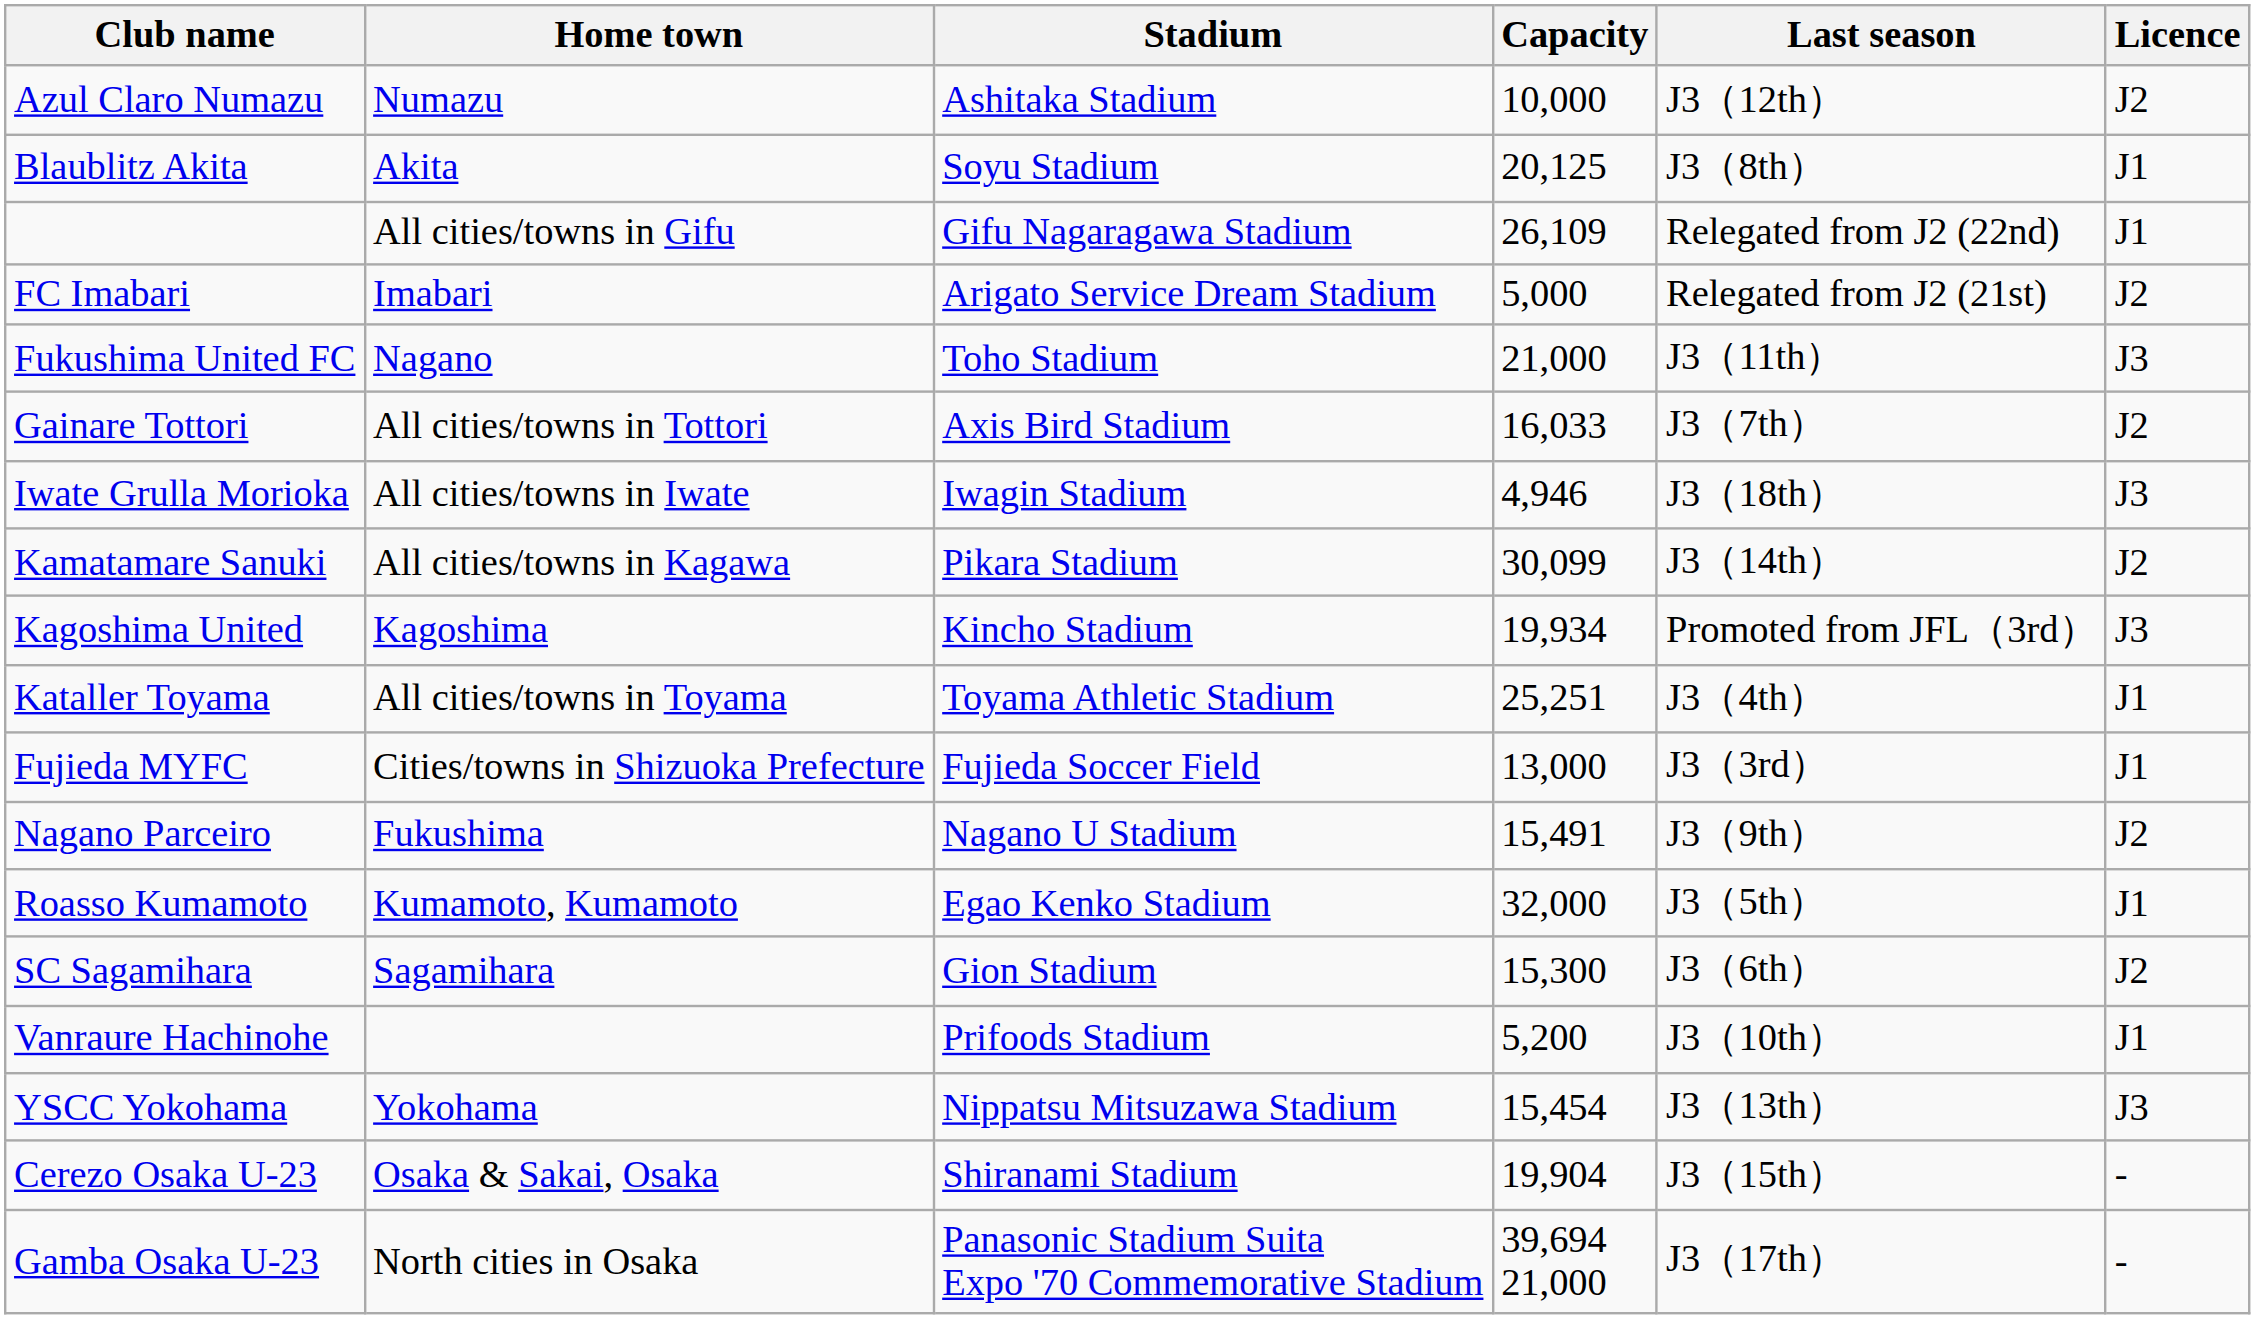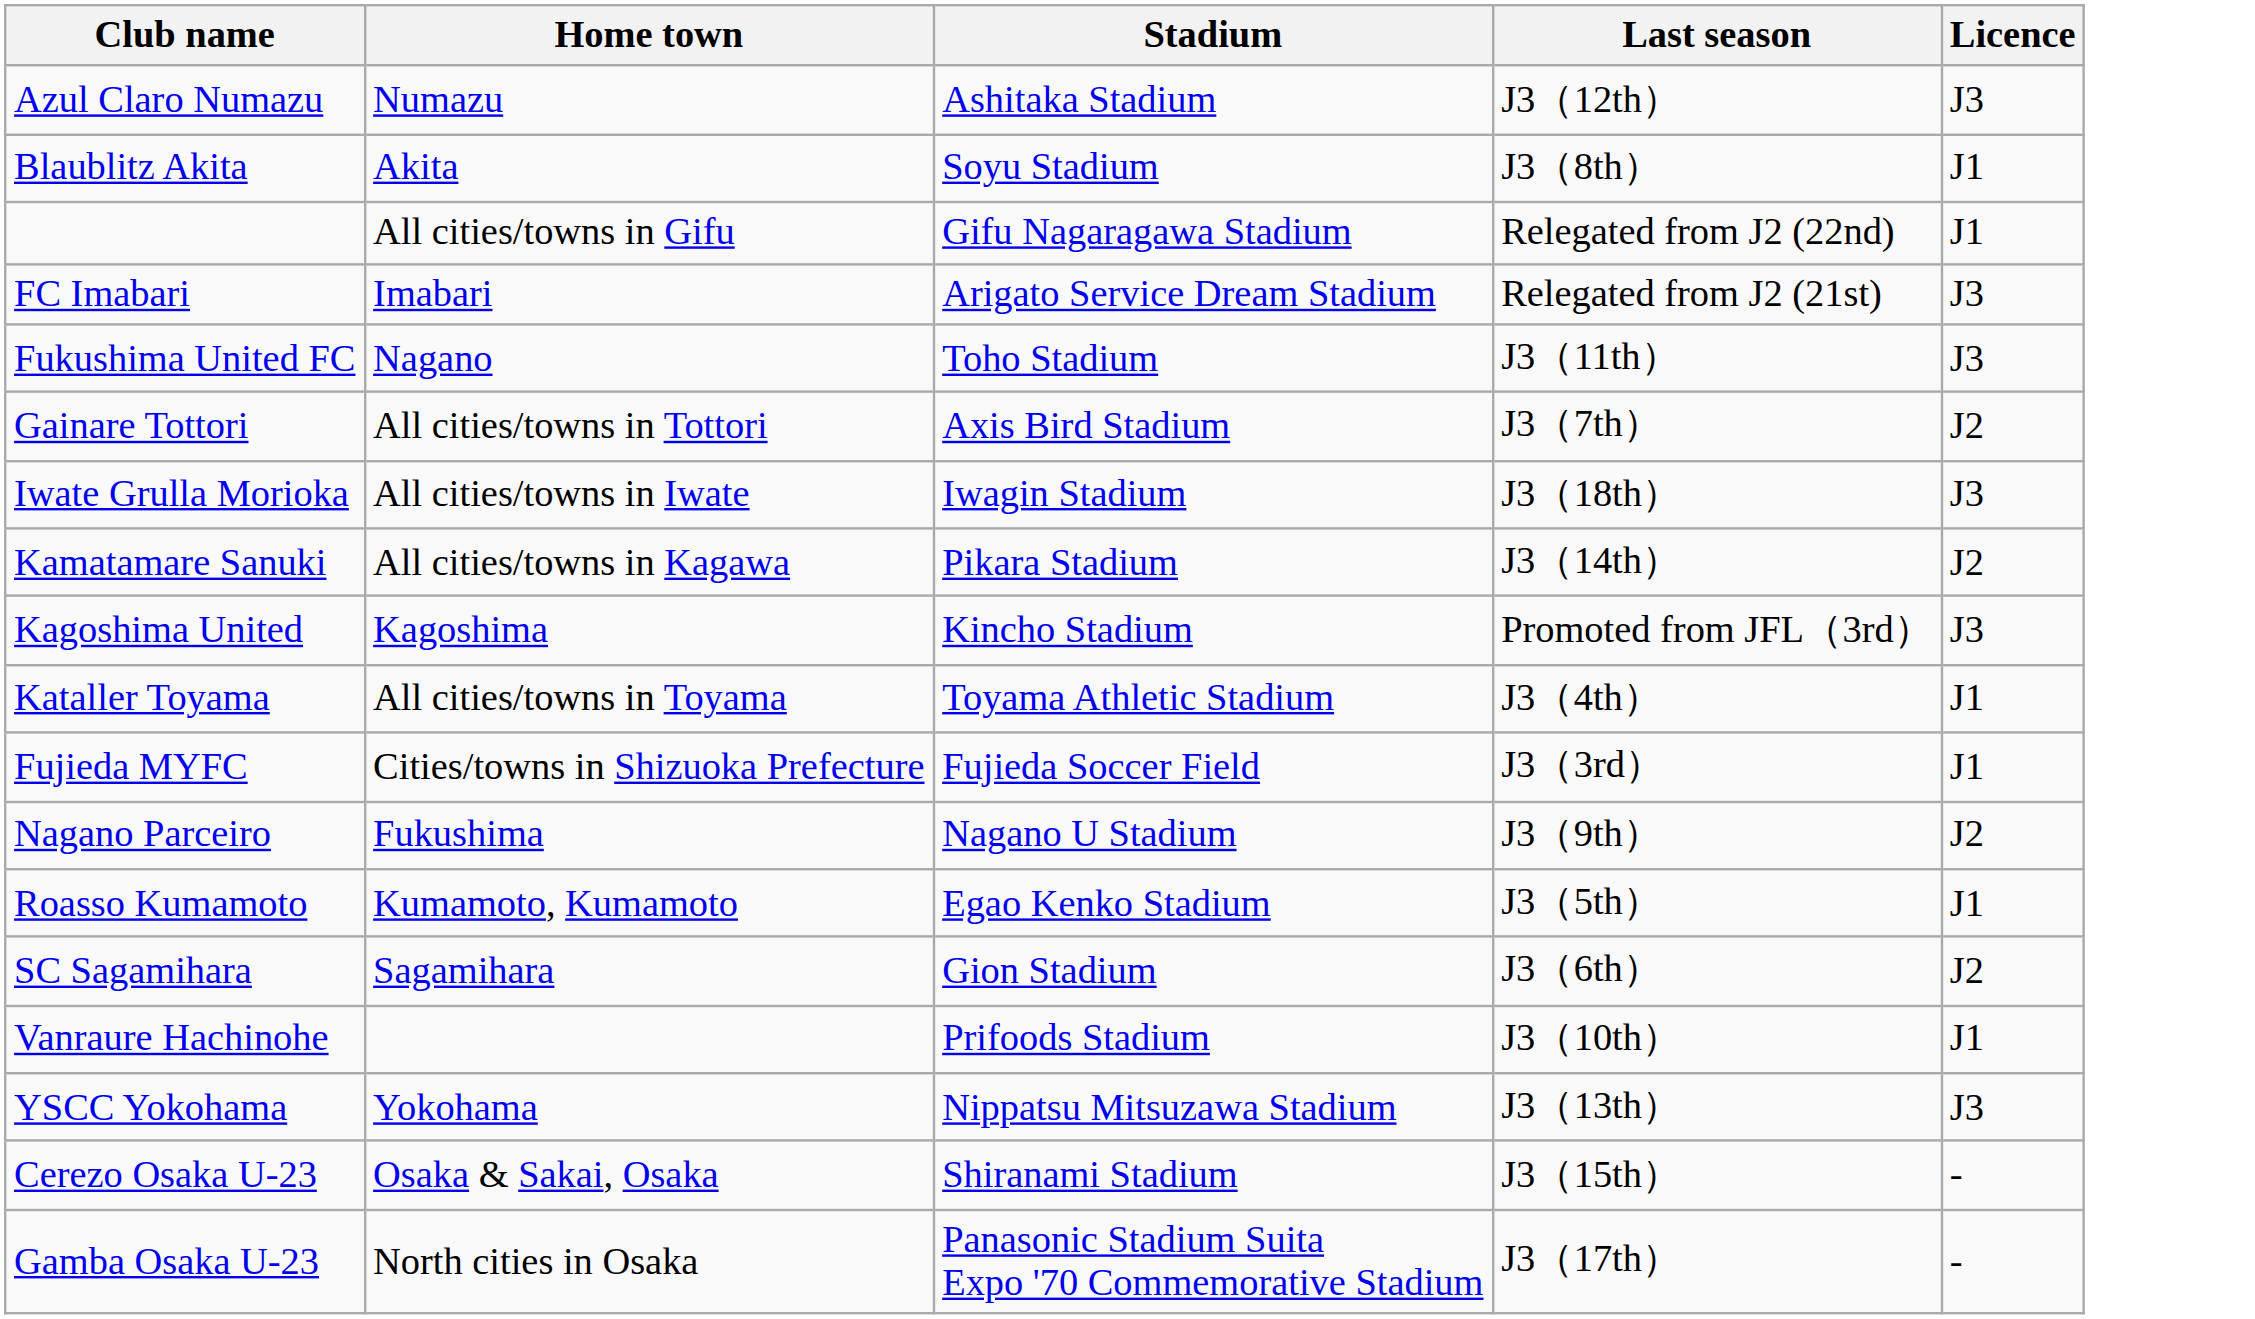- column: (1575, 34)
(2132, 99) J2 -> (1967, 99) J3
(2132, 292) J2 -> (1967, 292) J3
